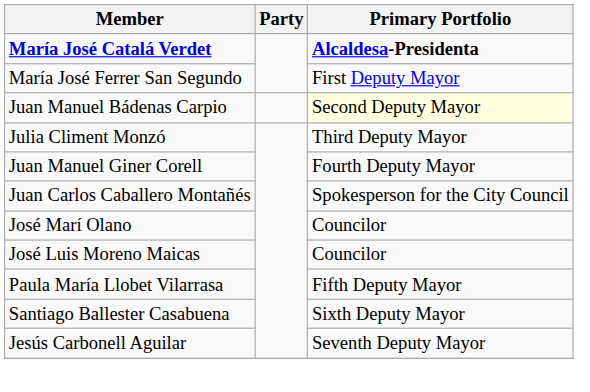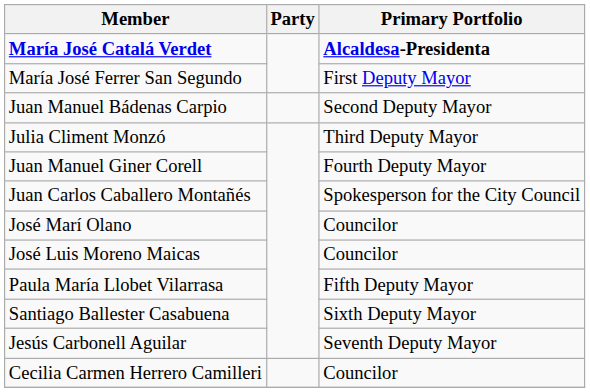(396, 107) lightyellow background -> (407, 107) no background
+ row: (135, 372)
